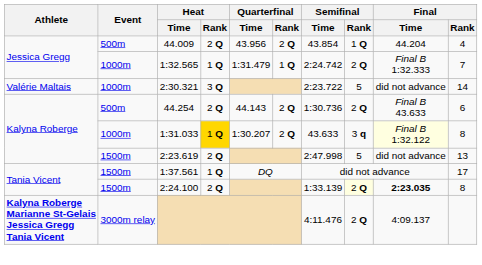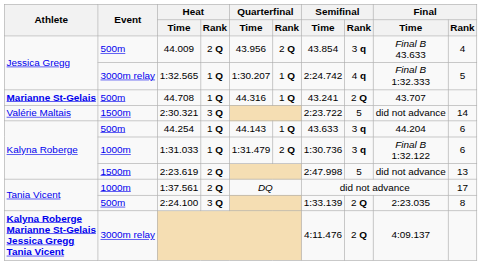(359, 43) 1 Q -> (359, 49) 3 q
(411, 43) 44.204 -> (411, 49) Final B 43.633
(116, 65) 1000m -> (128, 76) 3000m relay
(251, 65) 1:31.479 -> (251, 76) 1:30.207
(359, 65) 2 Q -> (359, 76) 4 q
(462, 65) 7 -> (462, 76) 5
+ row: (179, 97)
(116, 86) 1000m -> (116, 113) 1500m
(215, 107) 2 Q -> (215, 129) 1 Q
(287, 107) 2 Q -> (287, 129) 1 Q
(323, 107) 1:30.736 -> (323, 129) 43.633
(359, 107) 2 Q -> (359, 129) 3 q
(411, 107) Final B 43.633 -> (411, 129) 44.204
(215, 134) gold background -> (215, 150) no background
(251, 134) 1:30.207 -> (251, 150) 1:31.479
(323, 134) 43.633 -> (323, 150) 1:30.736
(411, 134) lightyellow background -> (411, 150) no background
(462, 134) 8 -> (462, 150) 6
(116, 171) 1500m -> (116, 187) 1000m
(215, 171) 1 Q -> (215, 187) 2 Q
(116, 187) 1500m -> (113, 203) 500m
(215, 187) 2 Q -> (215, 203) 3 Q
(359, 187) lightyellow background -> (359, 203) no background
(411, 187) bold -> (411, 203) normal
